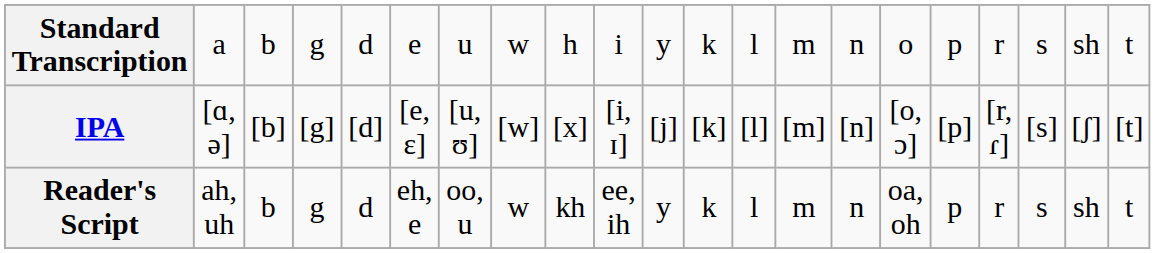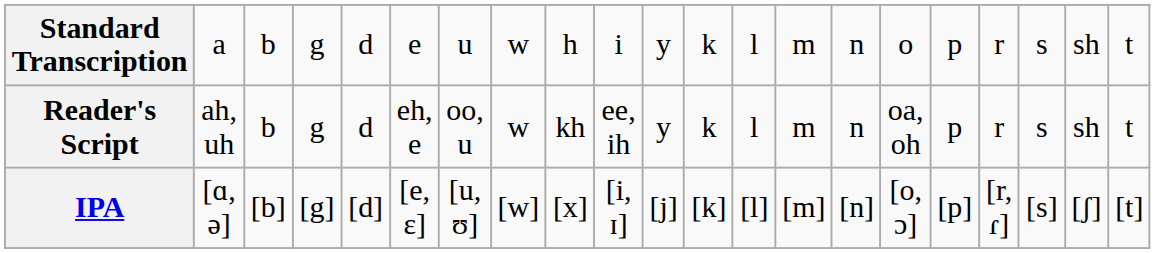rows swapped: (100, 207) <-> (100, 126)
